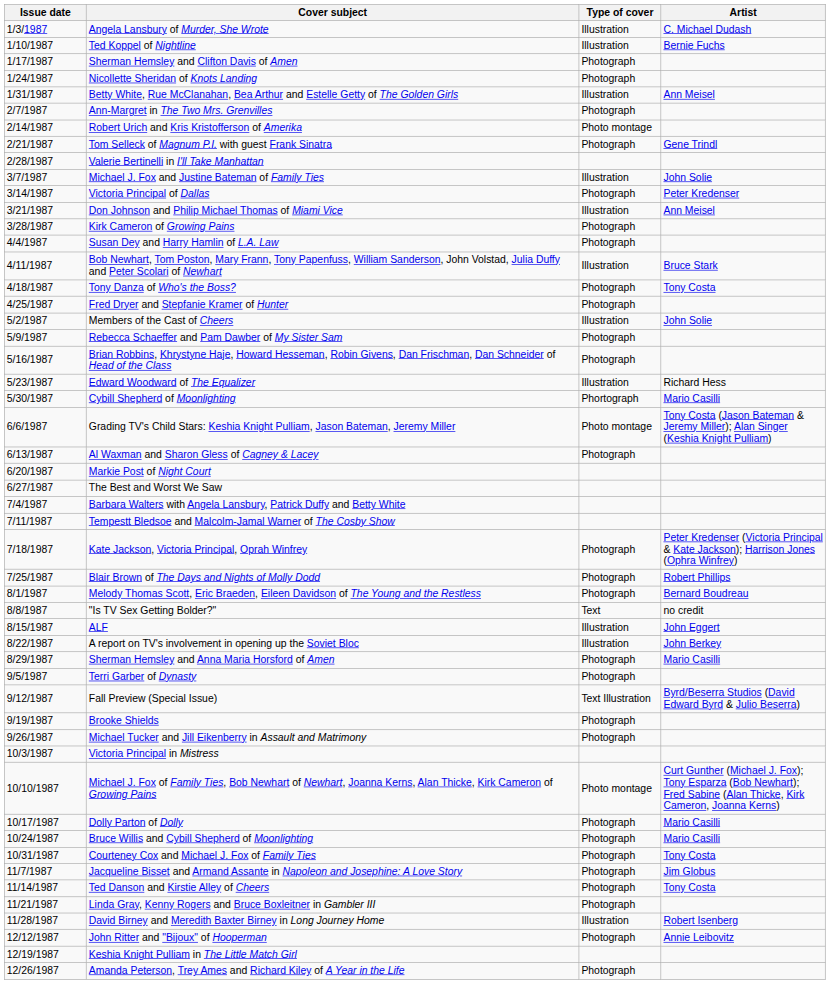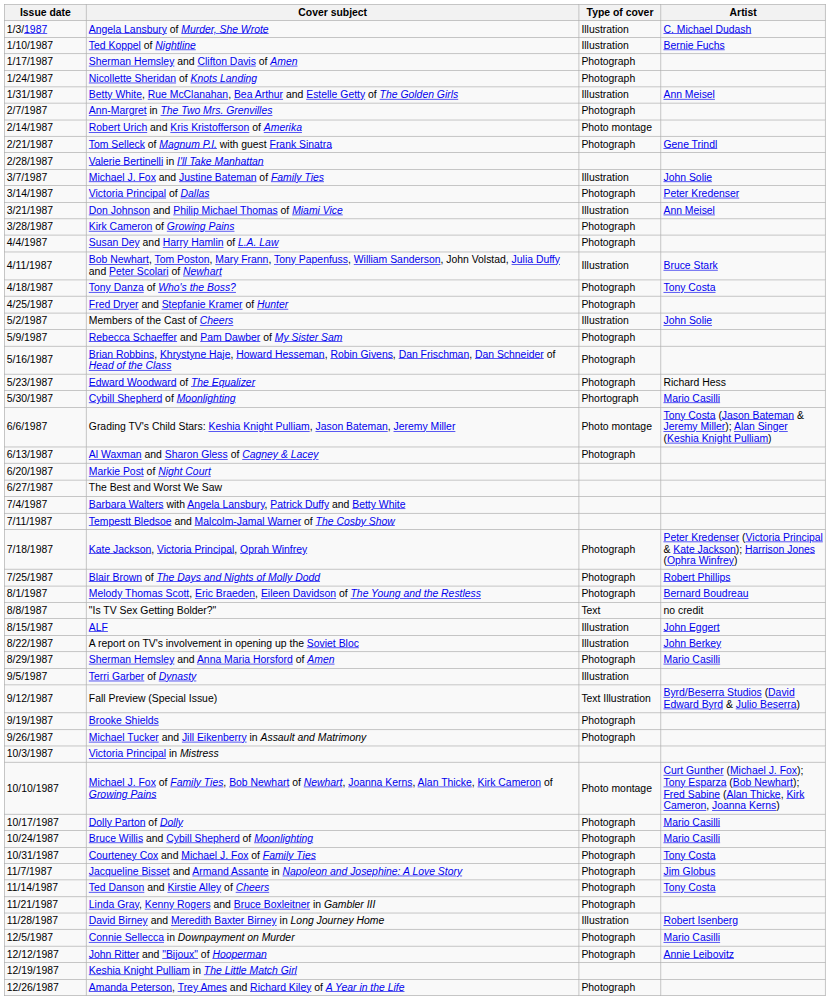(605, 382) Illustration -> (608, 382) Photograph
(608, 676) Photograph -> (605, 676) Illustration
+ row: (192, 937)
